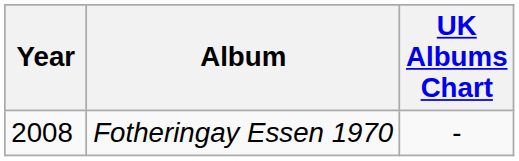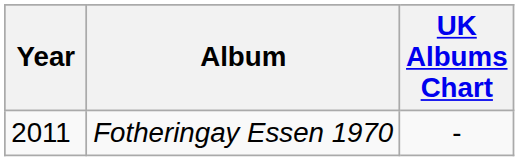(42, 132) 2008 -> (41, 132) 2011
